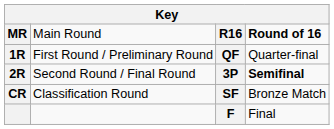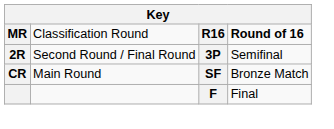(67, 34) Main Round -> (91, 34) Classification Round
- row: (17, 54)
(276, 74) bold -> (257, 54) normal
(91, 94) Classification Round -> (67, 74) Main Round
